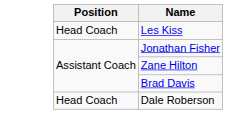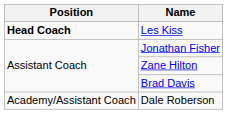(87, 30) normal -> (39, 30) bold
(87, 100) Head Coach -> (71, 100) Academy/Assistant Coach
